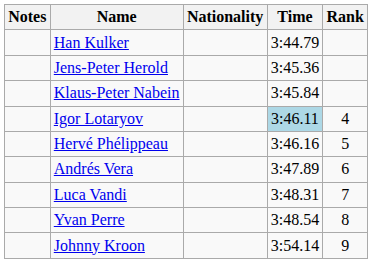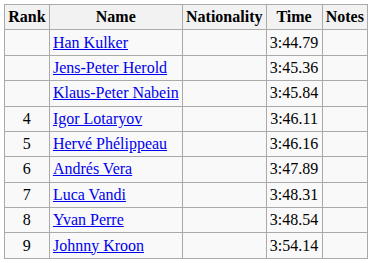columns swapped: (345, 17) <-> (27, 17)
(295, 118) lightblue background -> (294, 118) no background
